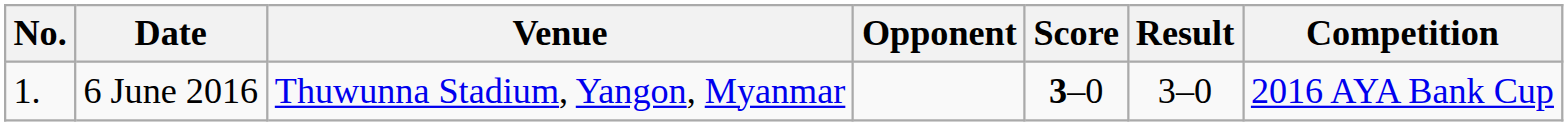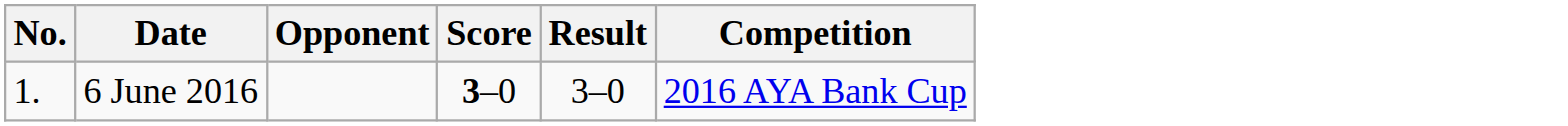- column: (560, 33)
